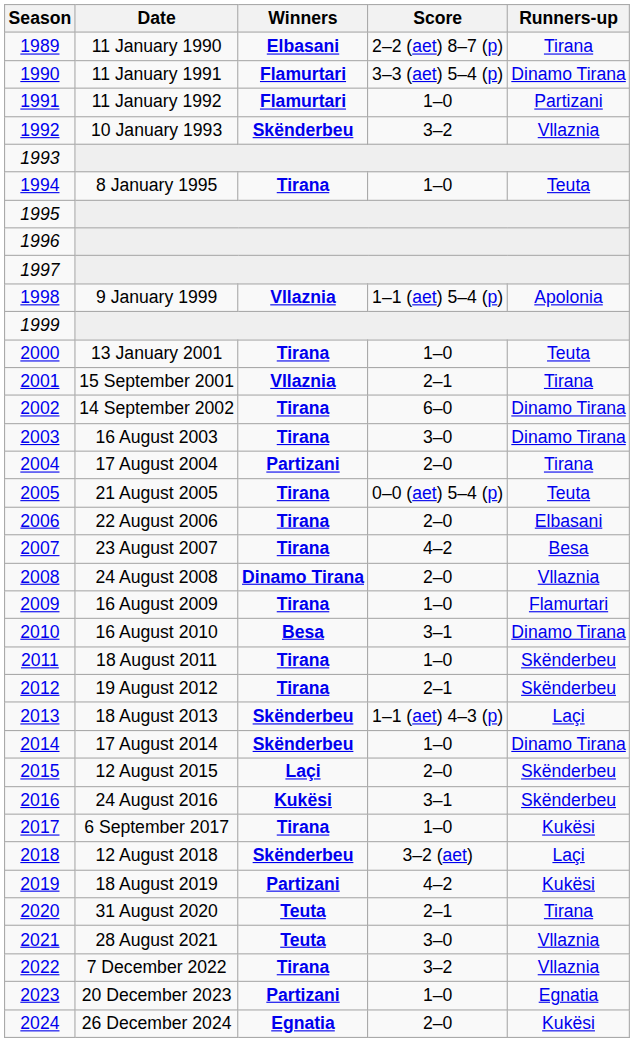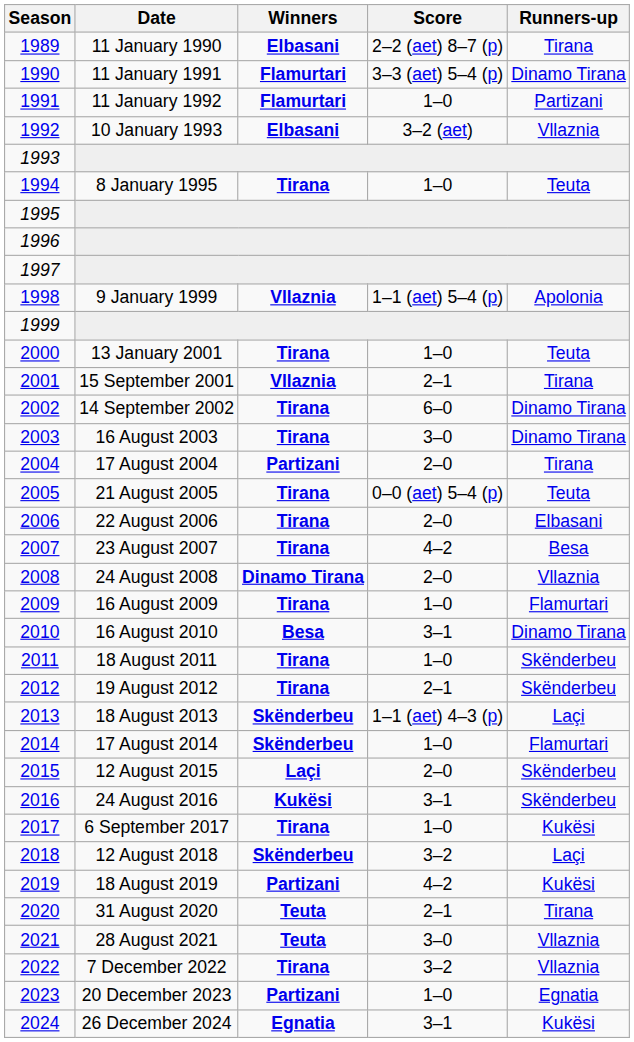(303, 130) Skënderbeu -> (303, 130) Elbasani
(438, 130) 3–2 -> (438, 130) 3–2 (aet)
(569, 744) Dinamo Tirana -> (569, 744) Flamurtari
(438, 855) 3–2 (aet) -> (438, 855) 3–2
(438, 1023) 2–0 -> (438, 1023) 3–1
